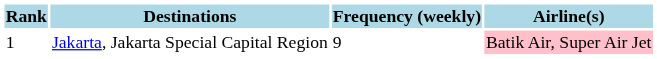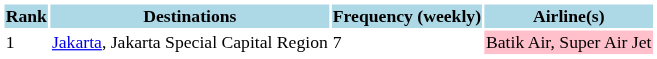(337, 42) 9 -> (337, 42) 7
